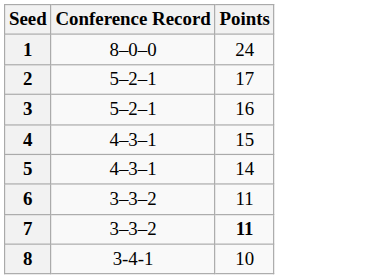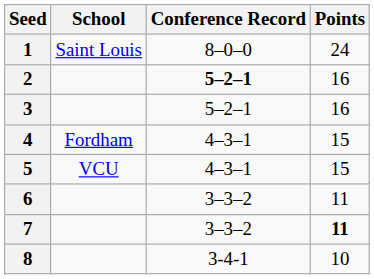+ column: (99, 19)
(133, 79) normal -> (228, 79) bold
(245, 79) 17 -> (340, 79) 16
(245, 169) 14 -> (340, 169) 15
